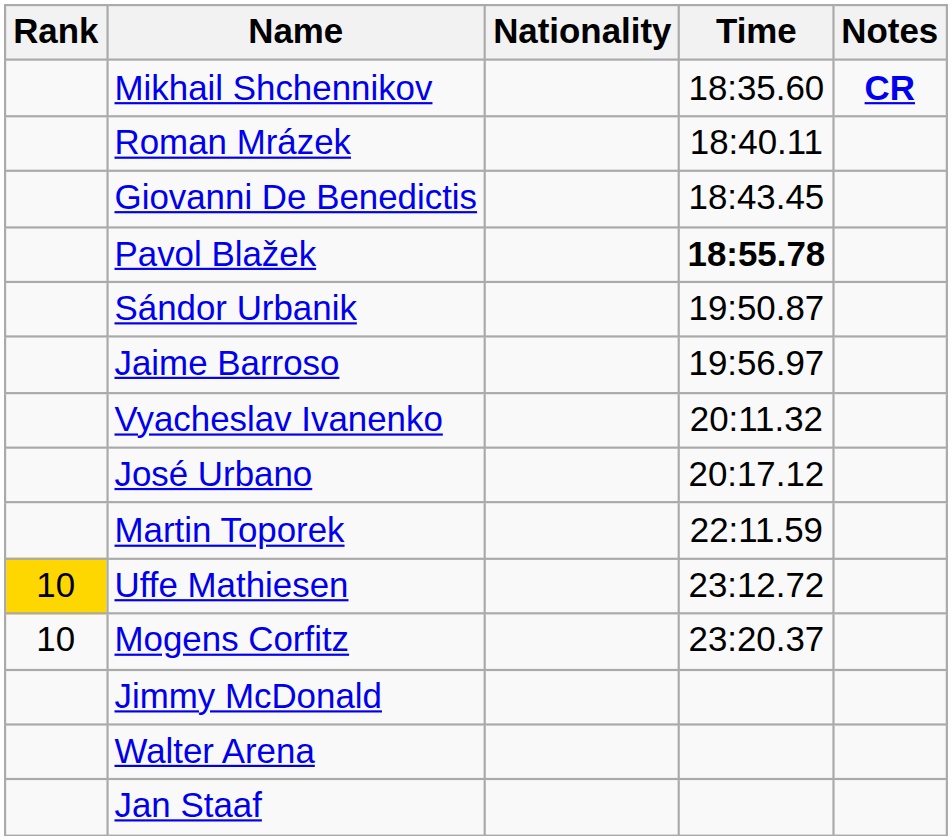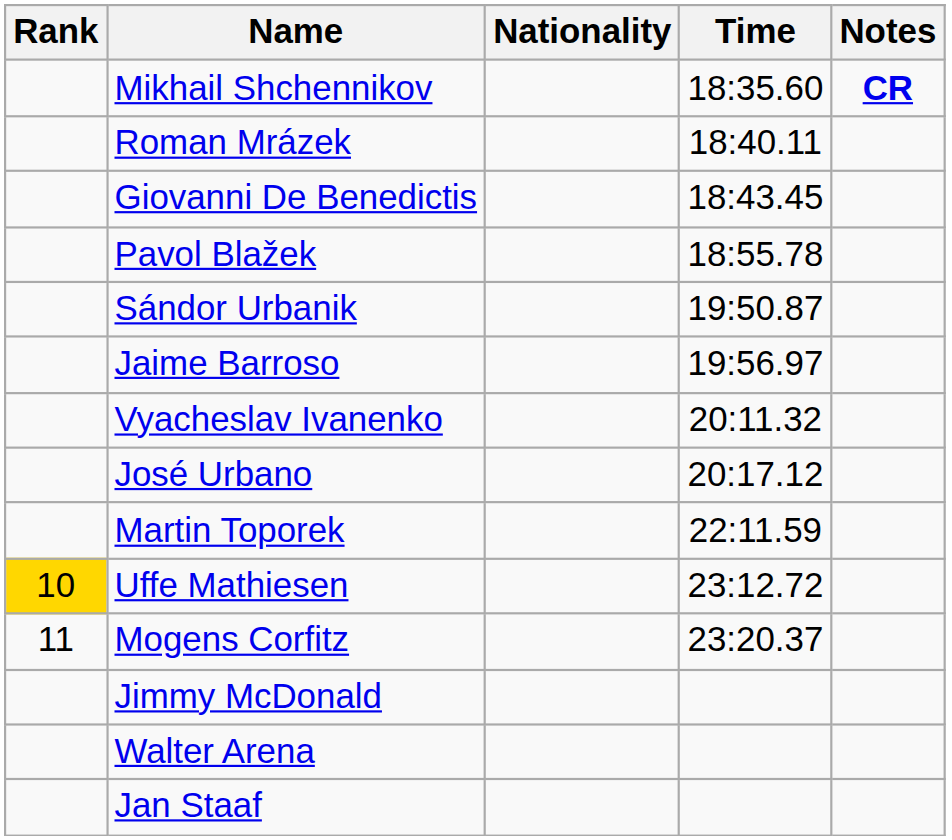(756, 253) bold -> (755, 253) normal
(56, 640) 10 -> (56, 640) 11
